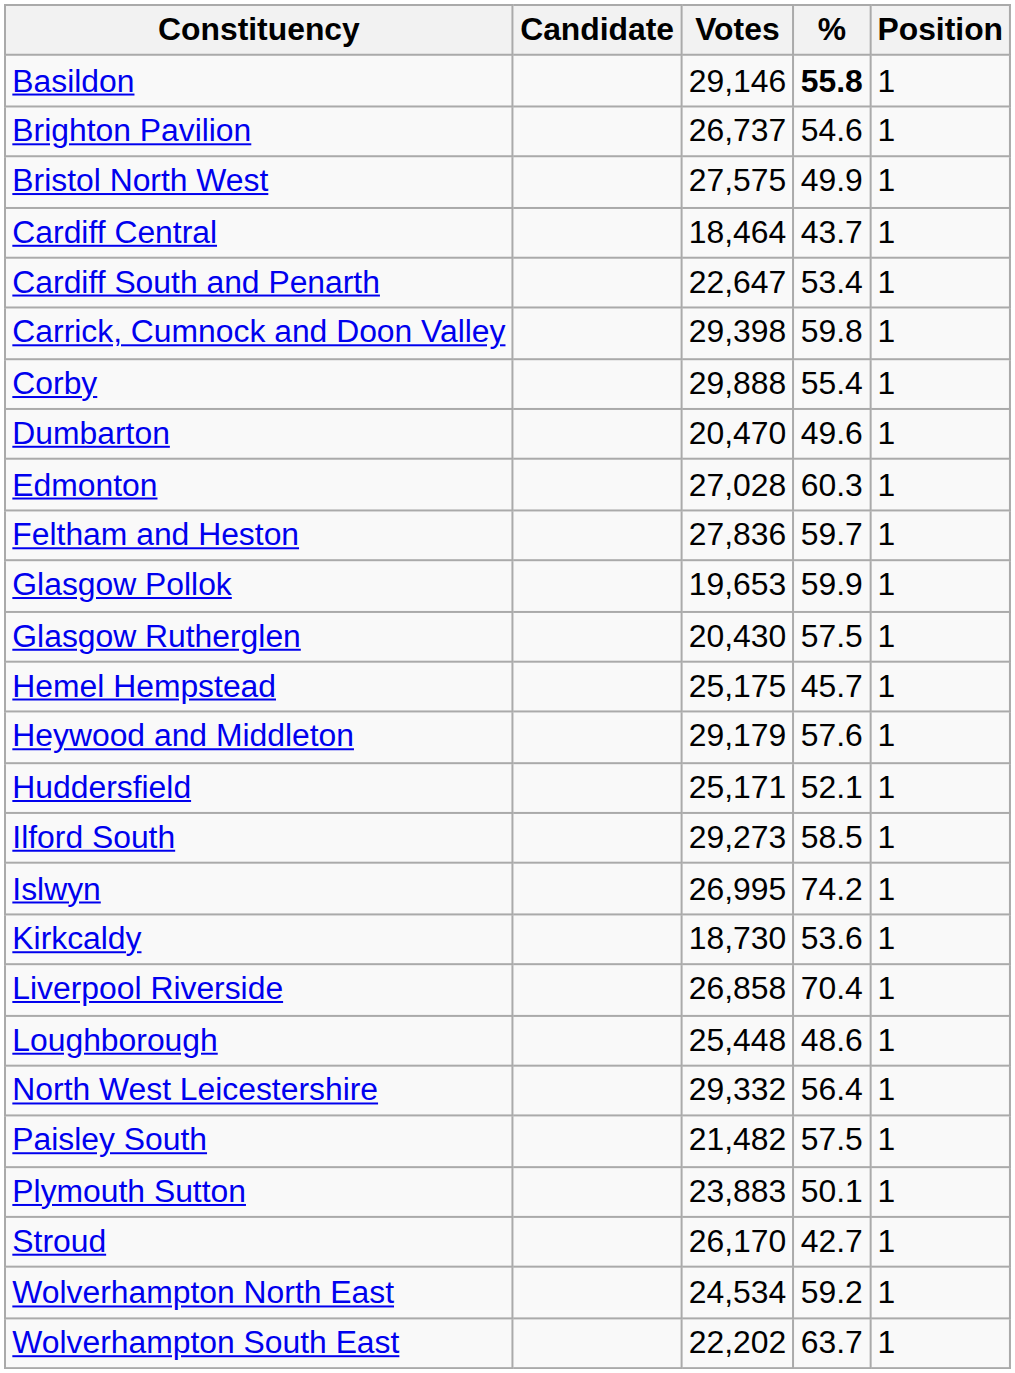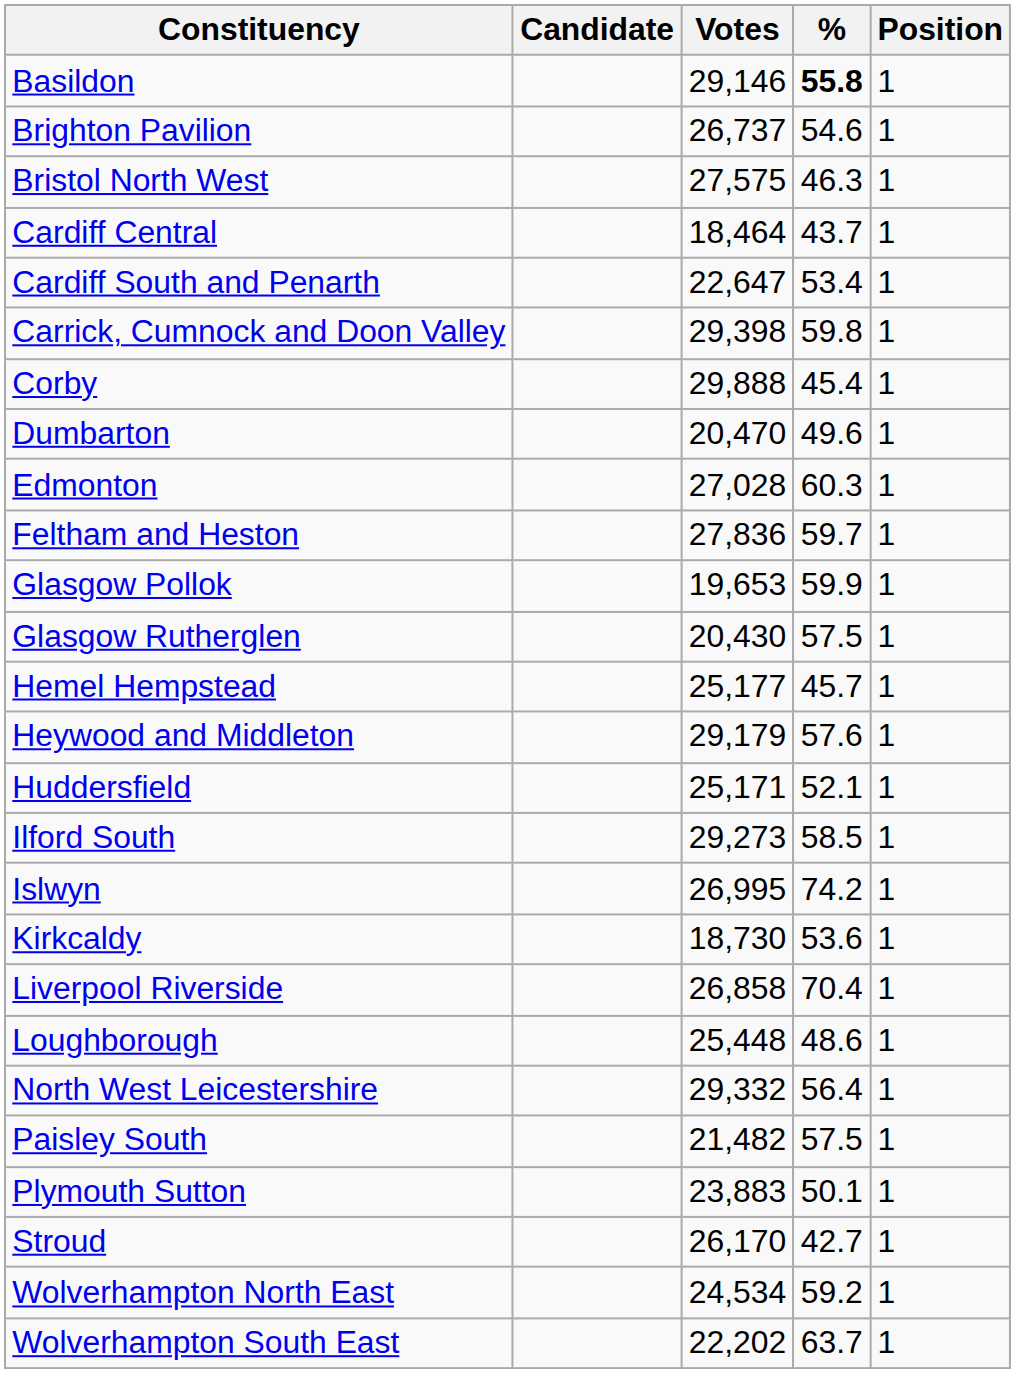(832, 181) 49.9 -> (832, 181) 46.3
(832, 383) 55.4 -> (832, 383) 45.4
(737, 686) 25,175 -> (737, 686) 25,177
